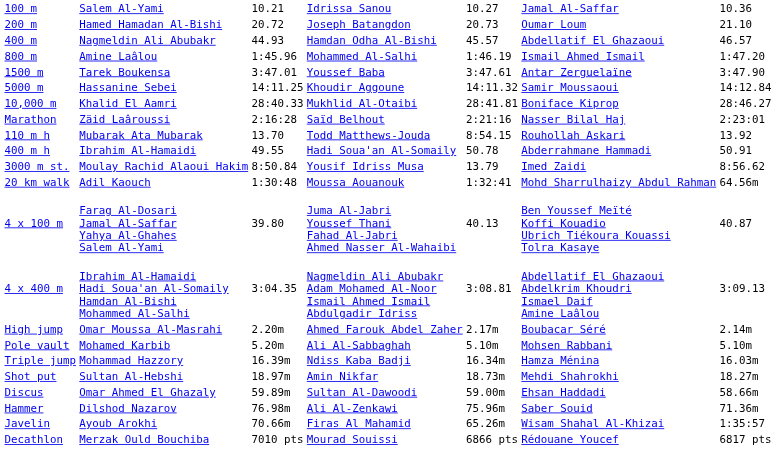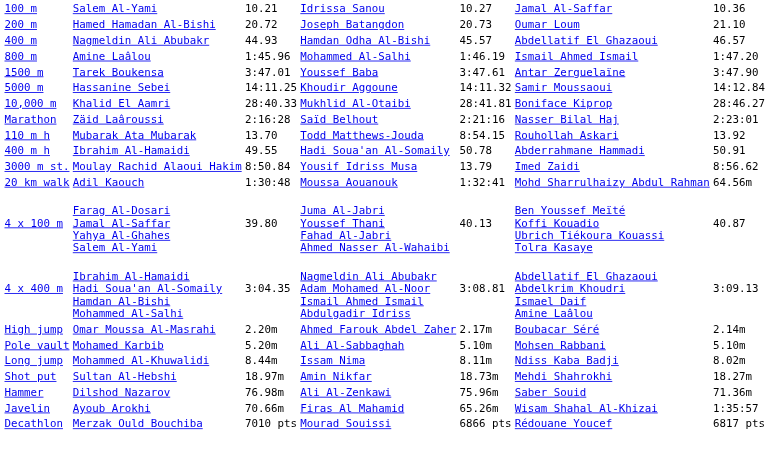+ row: (34, 361)
- row: (40, 361)
- row: (24, 392)
